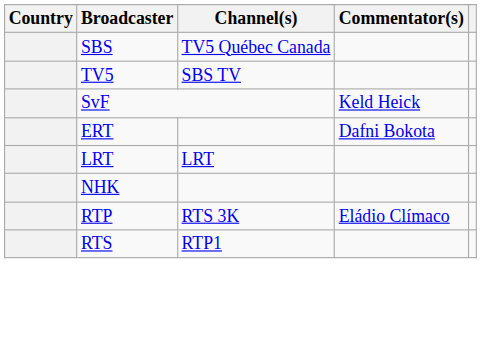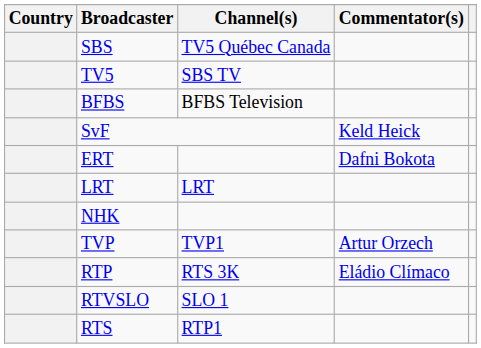+ row: (103, 103)
+ row: (98, 243)
+ row: (115, 300)
